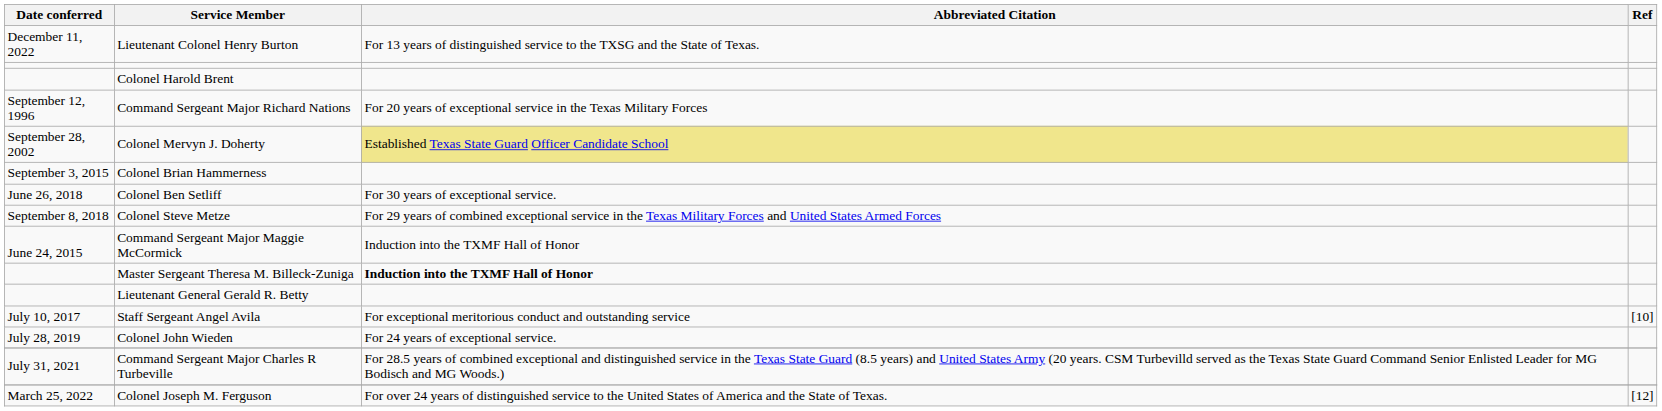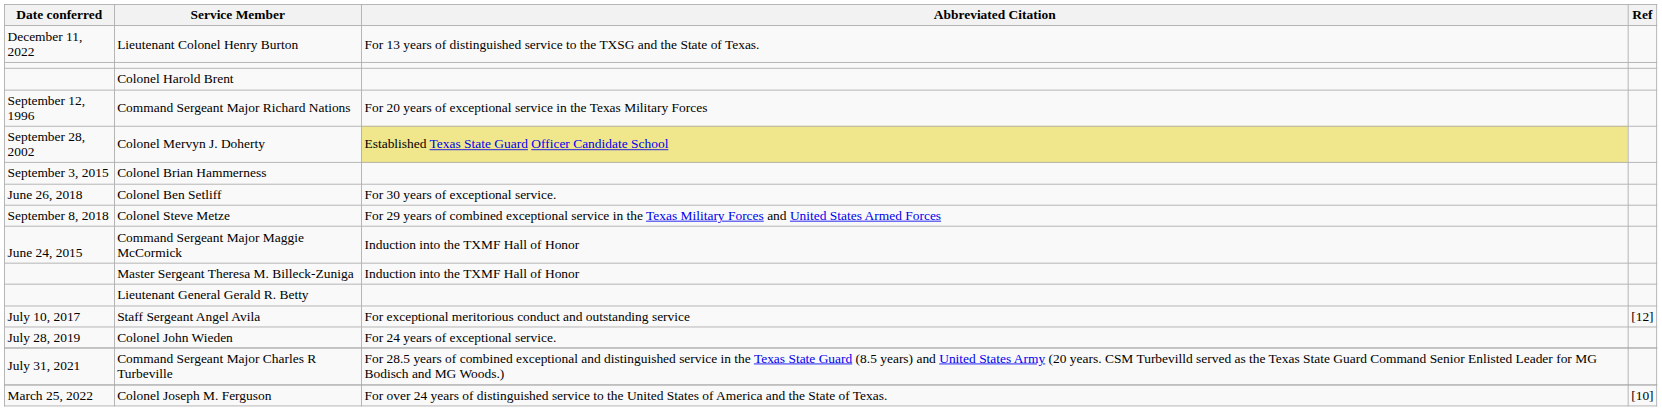(479, 273) bold -> (472, 273) normal
(1642, 316) [10] -> (1642, 316) [12]
(1642, 395) [12] -> (1642, 395) [10]
